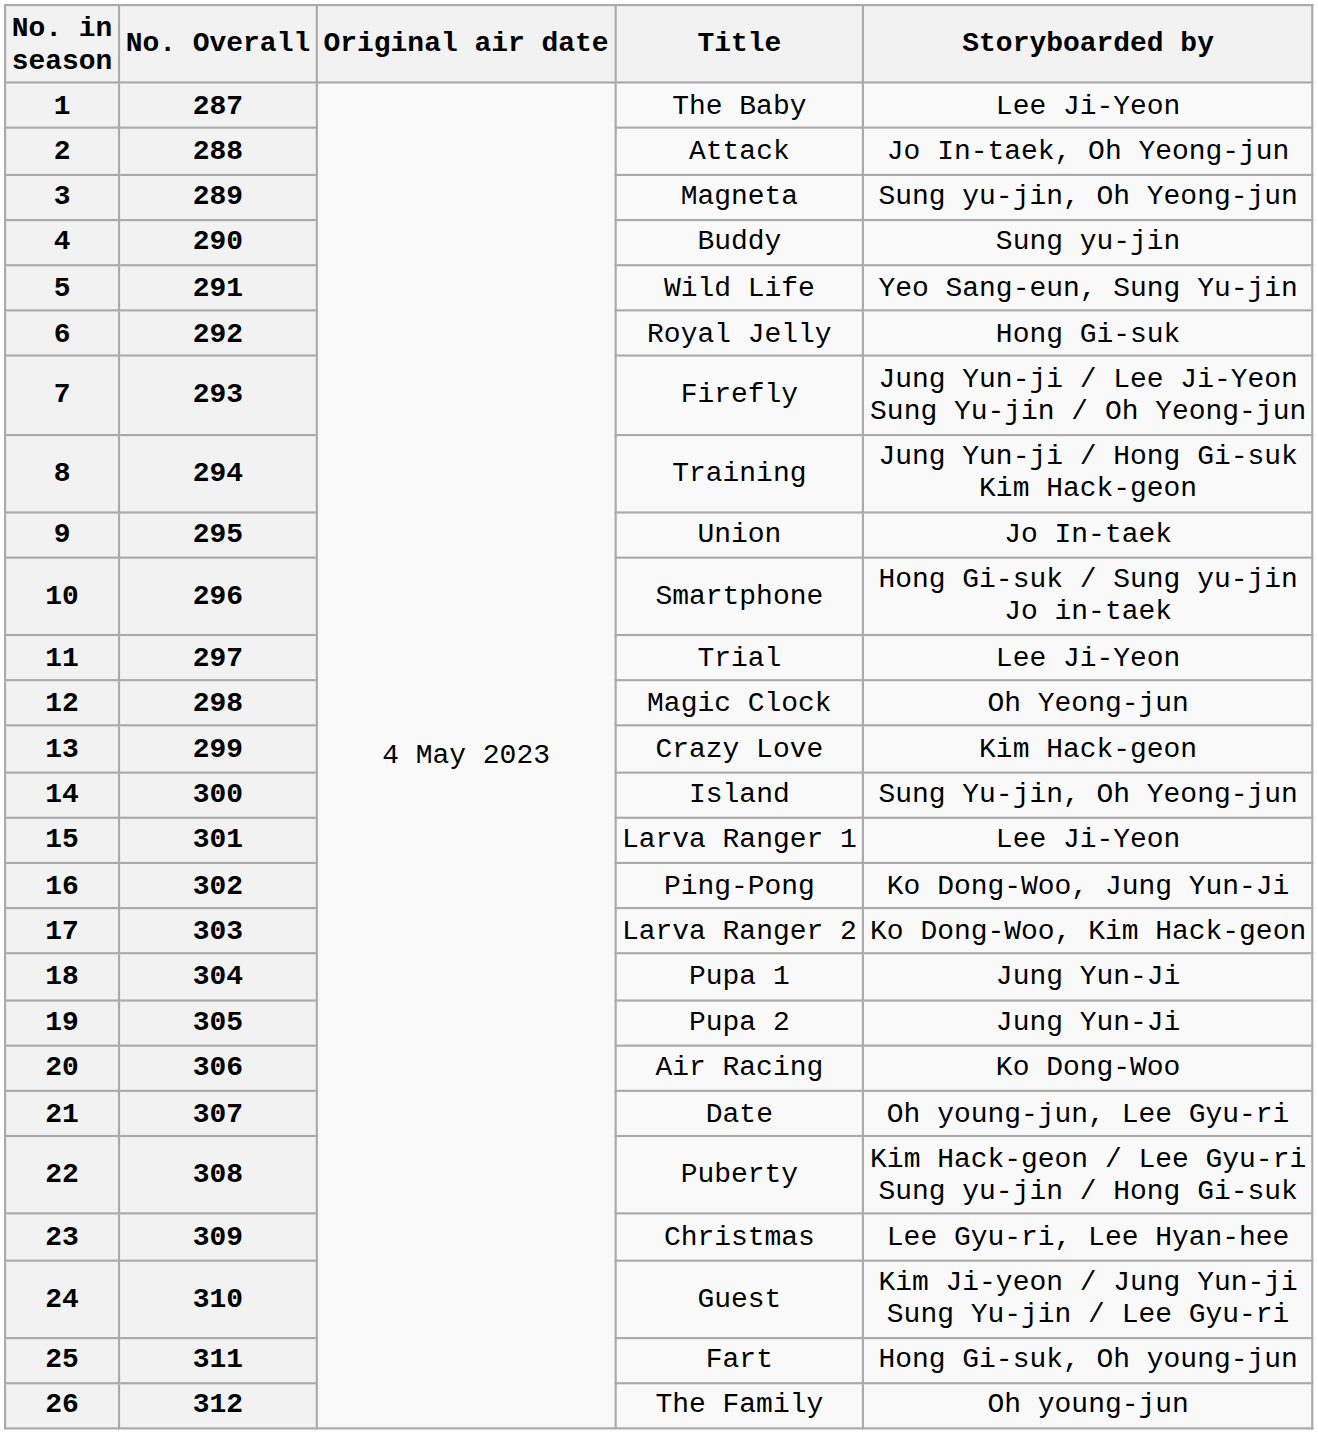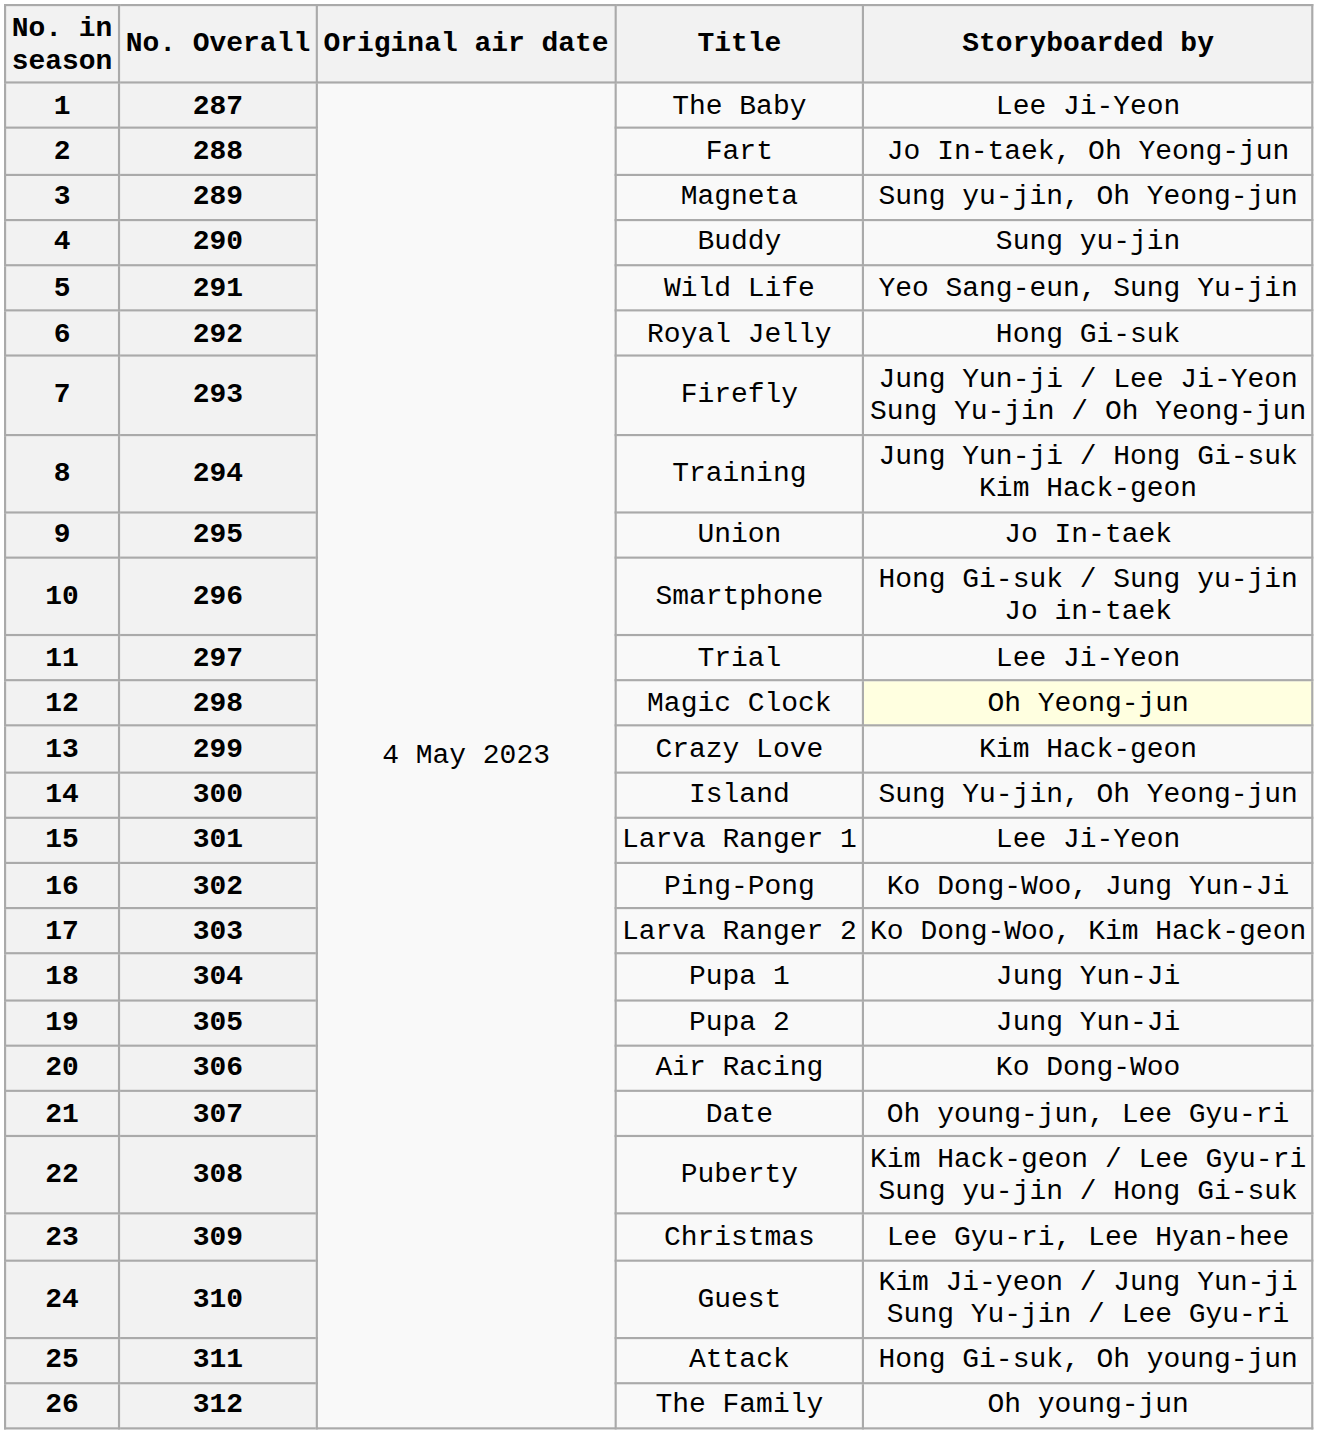(739, 151) Attack -> (739, 151) Fart
(1088, 703) no background -> (1088, 703) lightyellow background
(739, 1360) Fart -> (739, 1360) Attack
